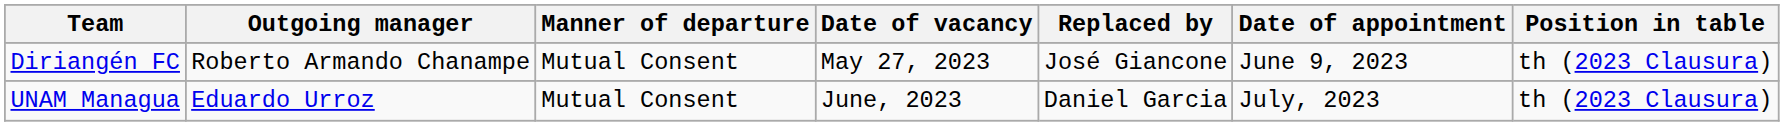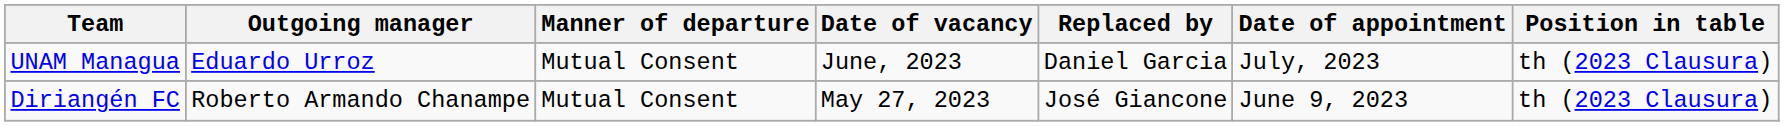rows swapped: (95, 62) <-> (95, 101)
